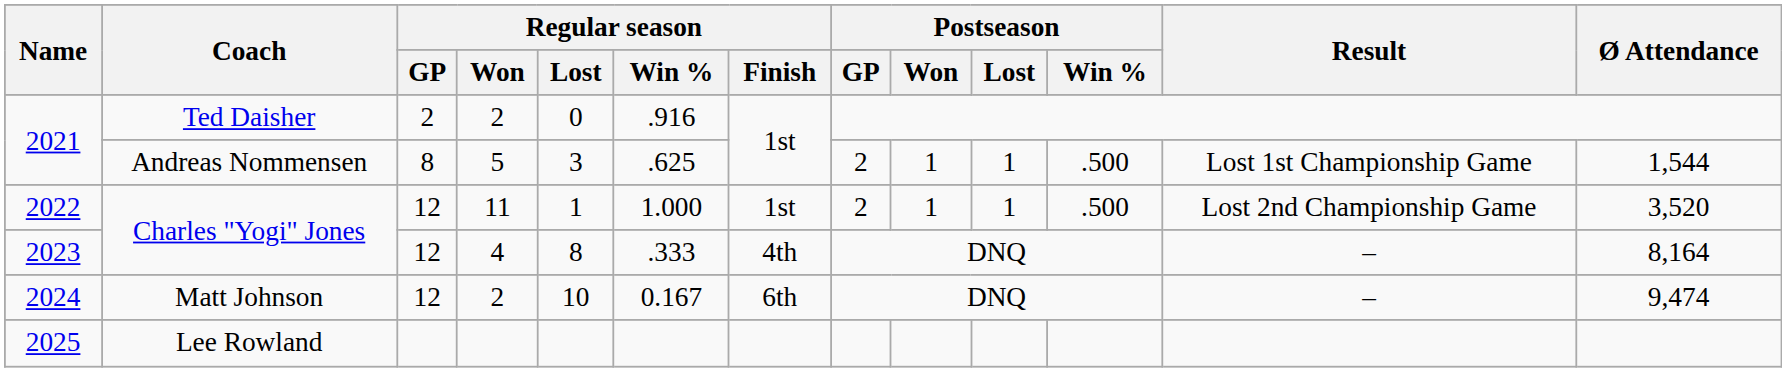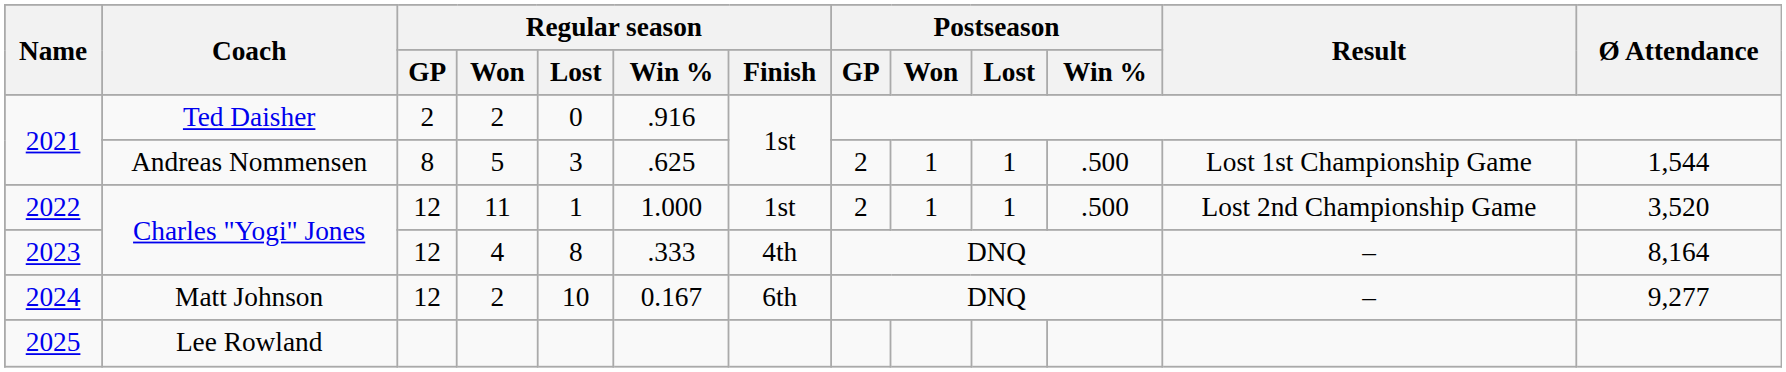(1679, 297) 9,474 -> (1679, 297) 9,277
